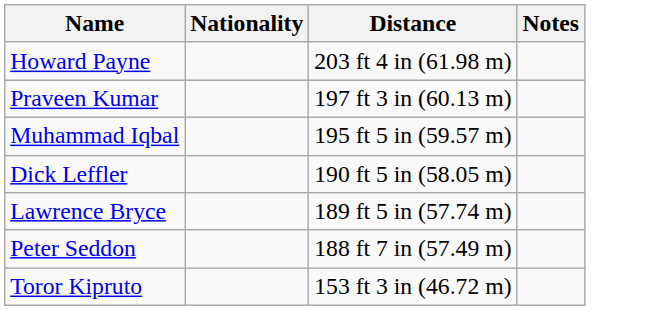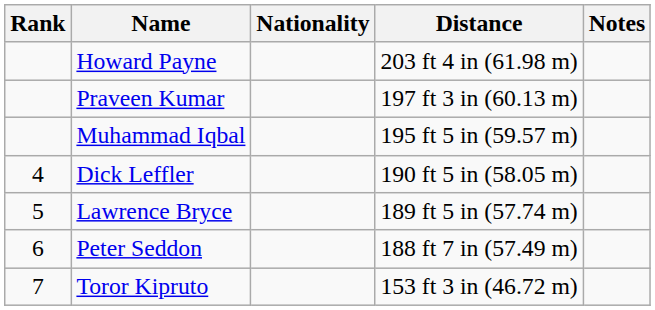+ column: (38, 23)
